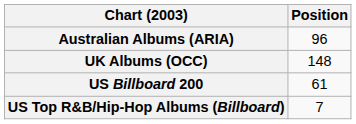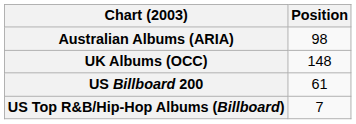(320, 38) 96 -> (320, 38) 98
